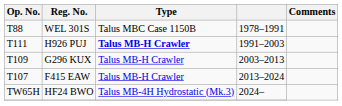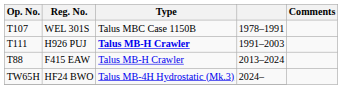(15, 28) T88 -> (17, 28) T107
- row: (68, 60)
(17, 76) T107 -> (15, 60) T88
